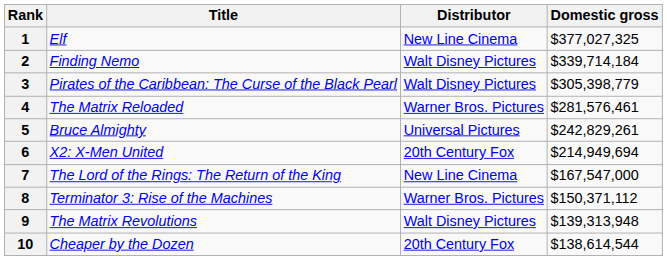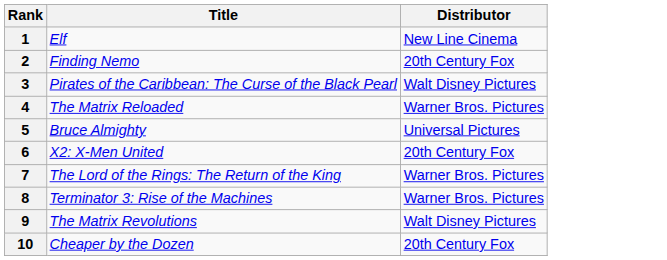- column: (605, 15)
(470, 61) Walt Disney Pictures -> (459, 61) 20th Century Fox
(460, 175) New Line Cinema -> (474, 175) Warner Bros. Pictures
